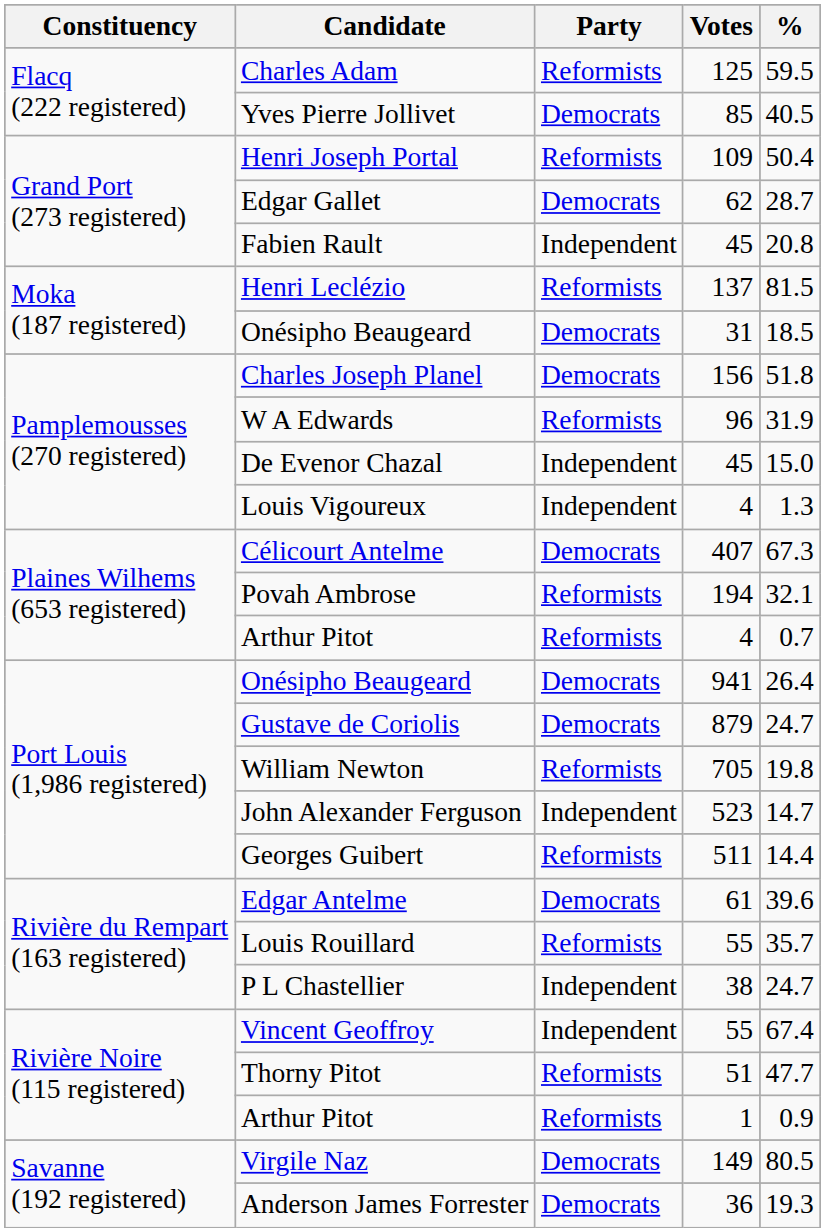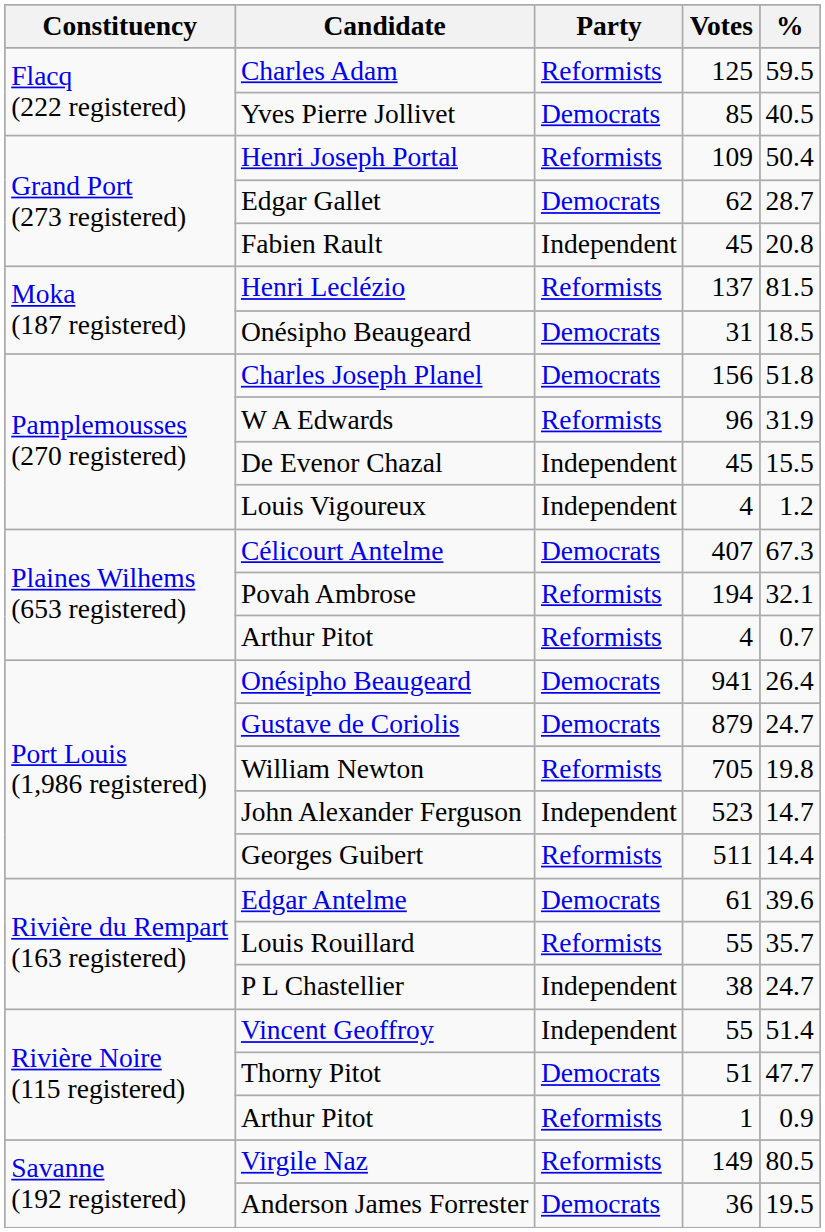(790, 462) 15.0 -> (790, 462) 15.5
(797, 506) 1.3 -> (797, 506) 1.2
(790, 1030) 67.4 -> (790, 1030) 51.4
(601, 1073) Reformists -> (601, 1073) Democrats
(601, 1161) Democrats -> (601, 1161) Reformists
(790, 1204) 19.3 -> (790, 1204) 19.5
